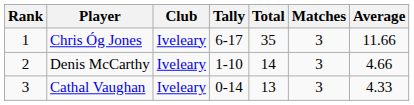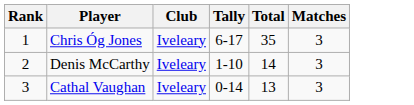- column: (379, 16)
